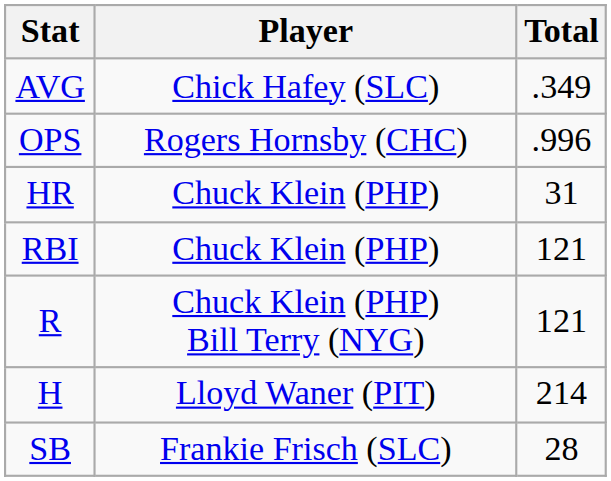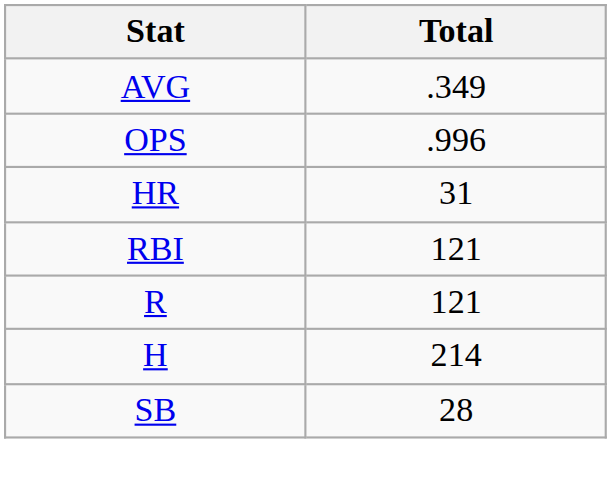- column: (306, 31)
